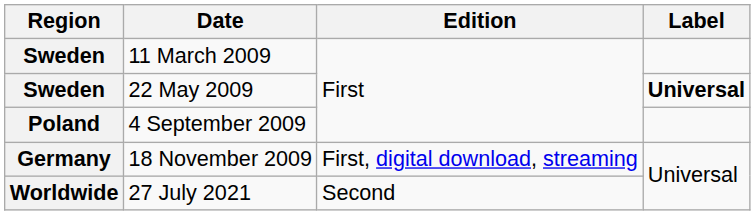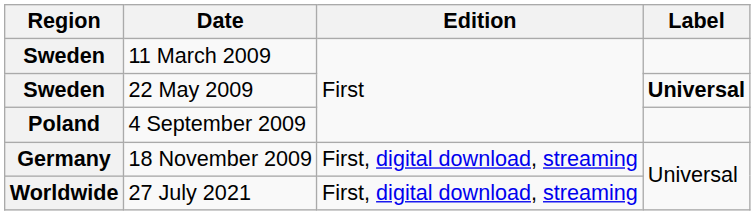(359, 192) Second -> (480, 192) First, digital download, streaming
